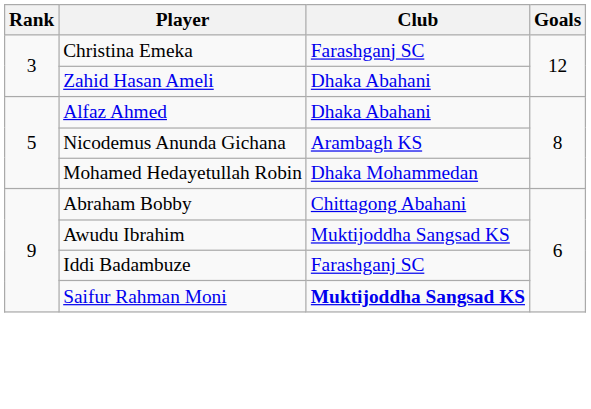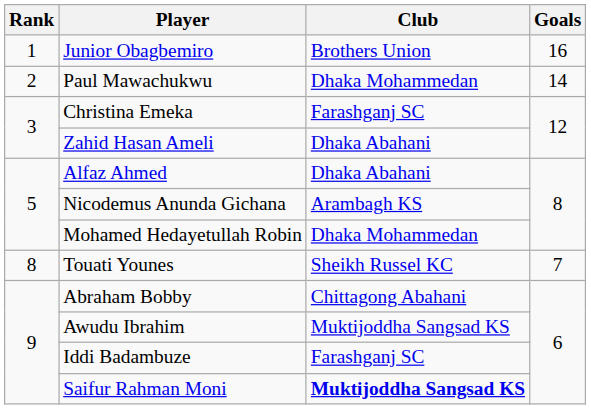+ row: (138, 50)
+ row: (138, 81)
+ row: (118, 265)
